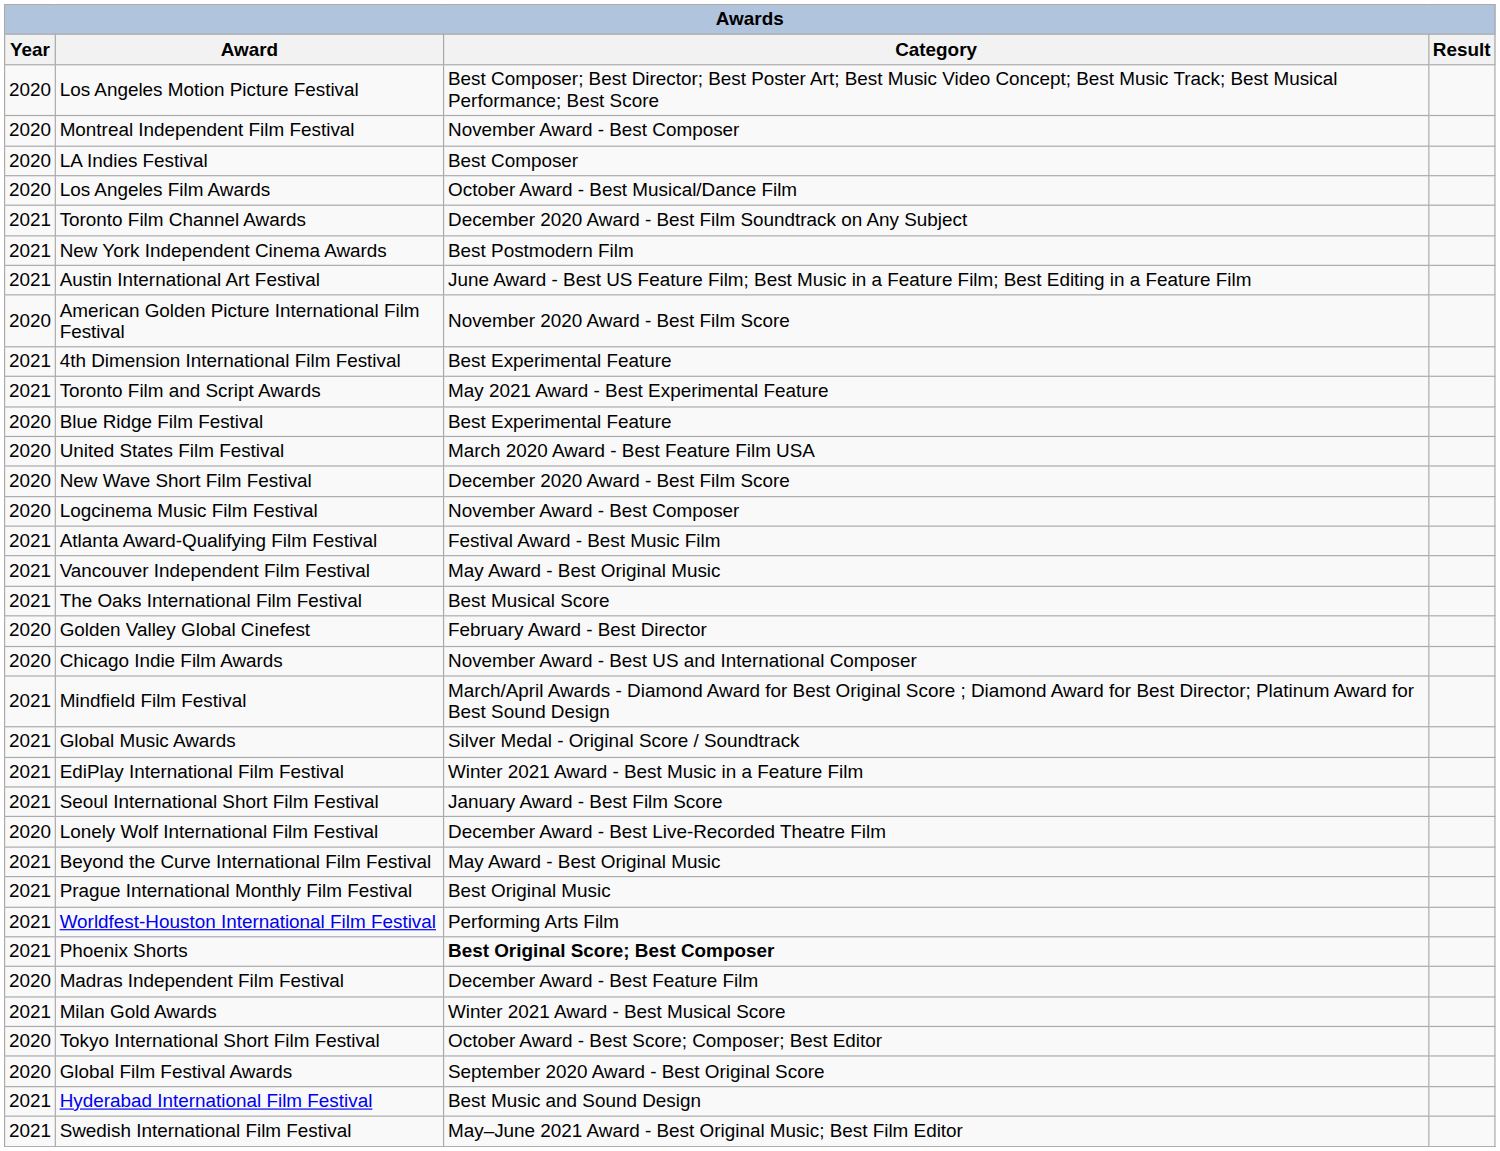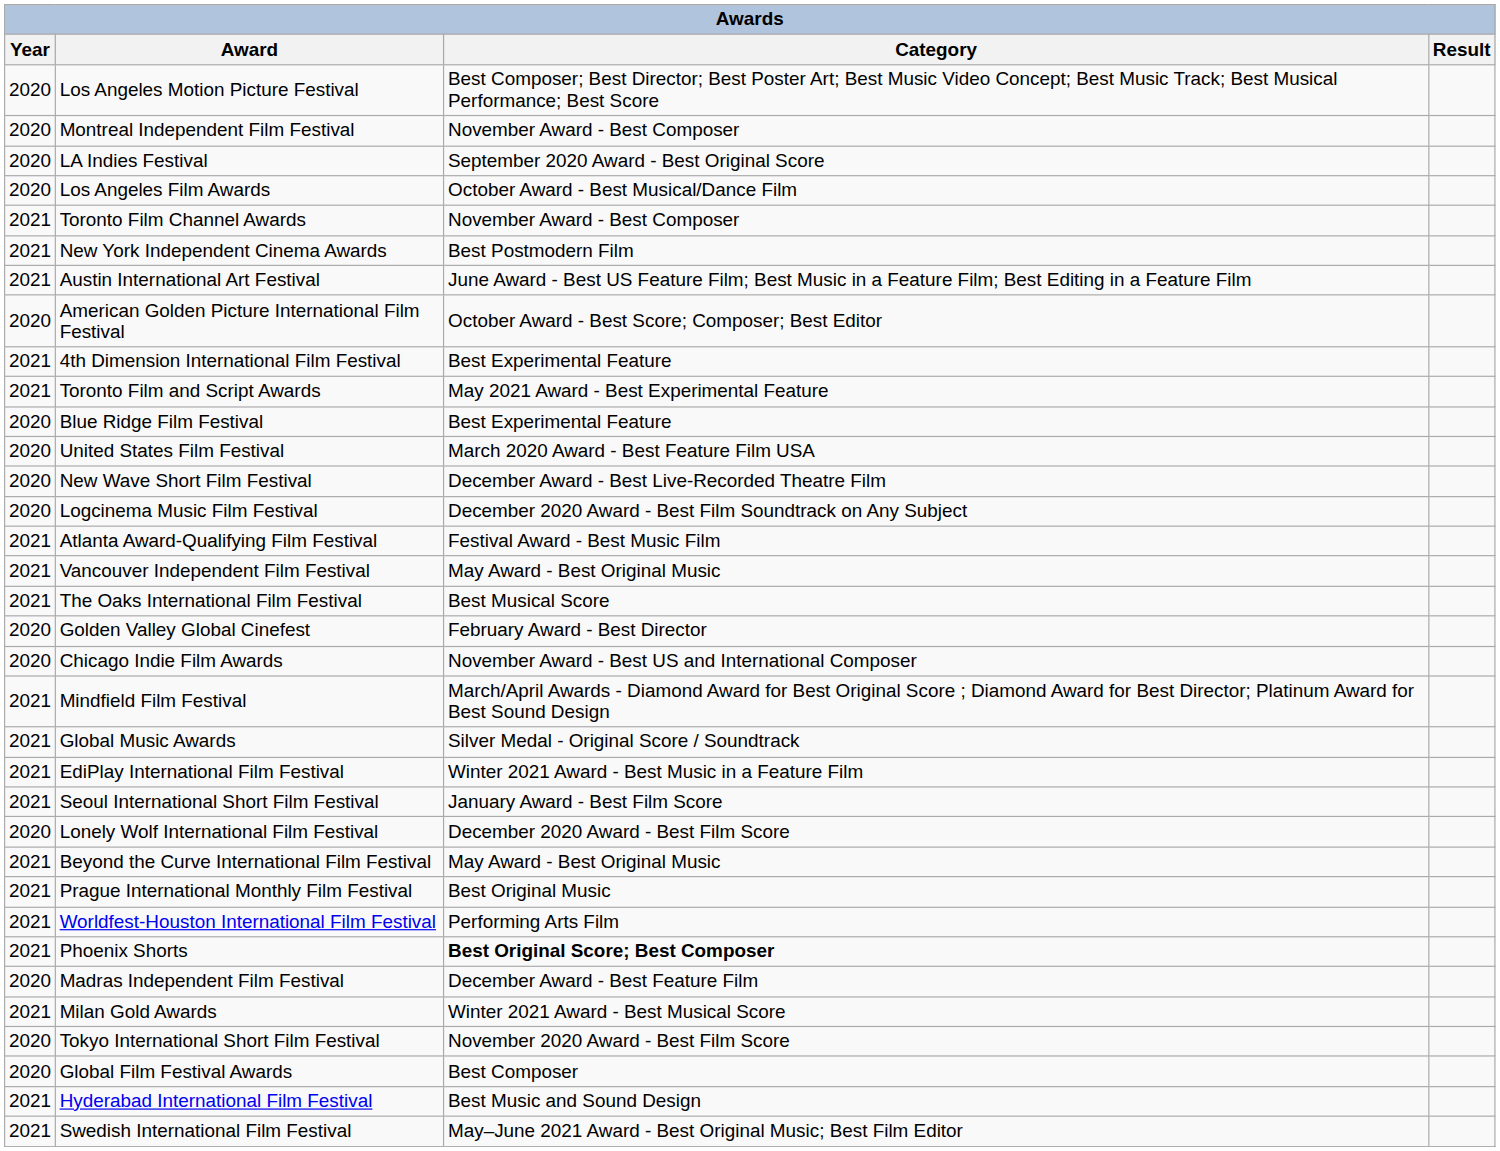(513, 160) Best Composer -> (636, 160) September 2020 Award - Best Original Score
(708, 220) December 2020 Award - Best Film Soundtrack on Any Subject -> (594, 220) November Award - Best Composer
(619, 320) November 2020 Award - Best Film Score -> (665, 320) October Award - Best Score; Composer; Best Editor
(619, 481) December 2020 Award - Best Film Score -> (667, 481) December Award - Best Live-Recorded Theatre Film
(594, 511) November Award - Best Composer -> (708, 511) December 2020 Award - Best Film Soundtrack on Any Subject
(667, 831) December Award - Best Live-Recorded Theatre Film -> (619, 831) December 2020 Award - Best Film Score
(665, 1041) October Award - Best Score; Composer; Best Editor -> (619, 1041) November 2020 Award - Best Film Score
(636, 1071) September 2020 Award - Best Original Score -> (513, 1071) Best Composer
